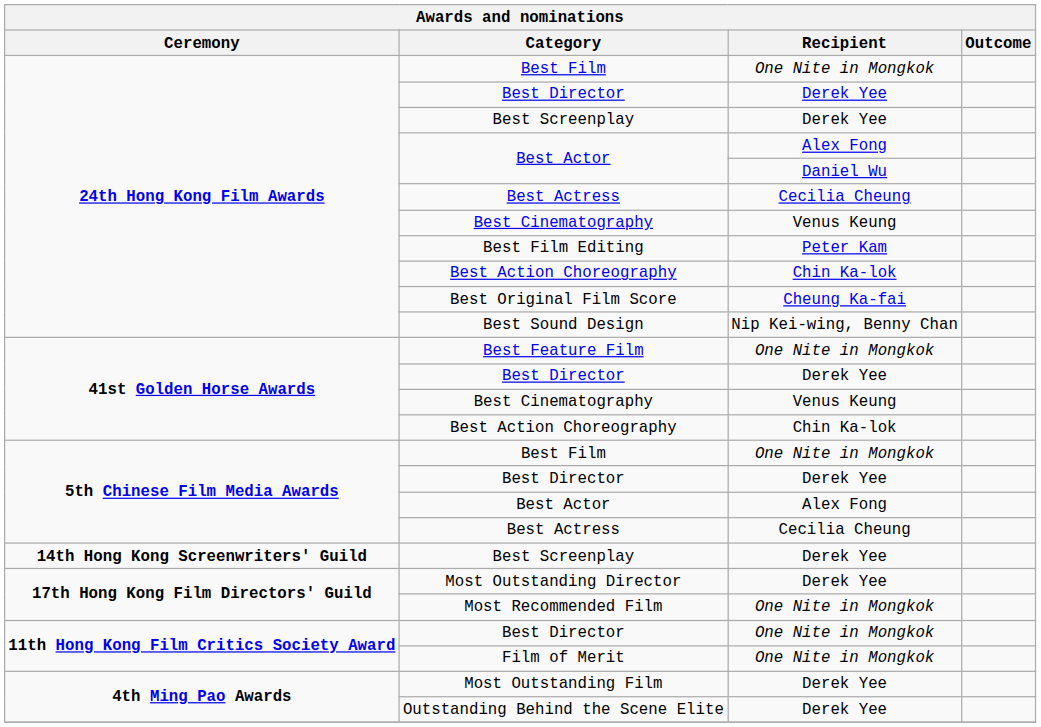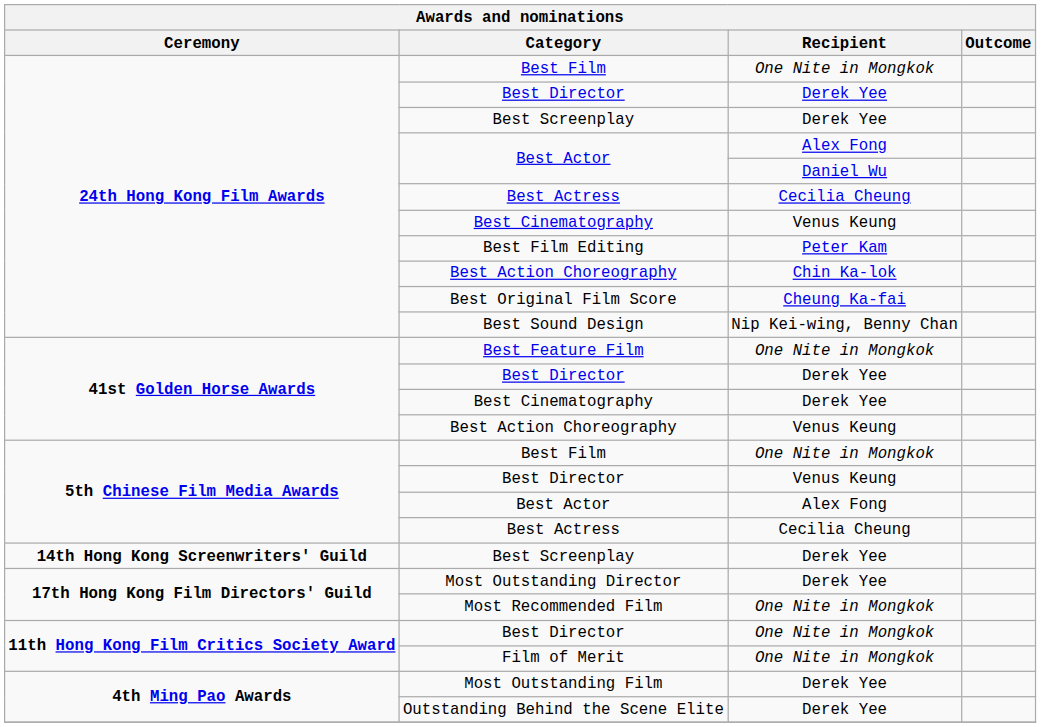(845, 402) Venus Keung -> (845, 402) Derek Yee
(845, 428) Chin Ka-lok -> (845, 428) Venus Keung
(845, 479) Derek Yee -> (845, 479) Venus Keung
